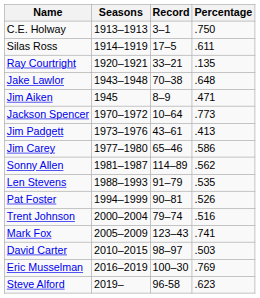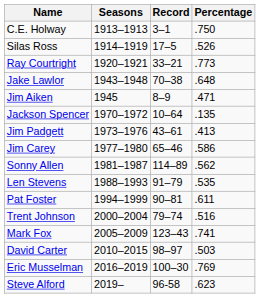(204, 47) .611 -> (205, 47) .526
(205, 64) .135 -> (205, 64) .773
(205, 115) .773 -> (205, 115) .135
(205, 200) .526 -> (204, 200) .611
